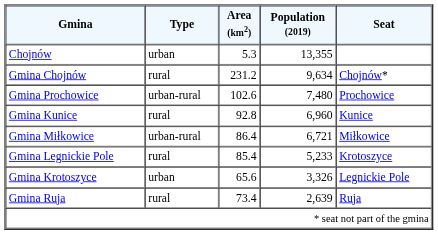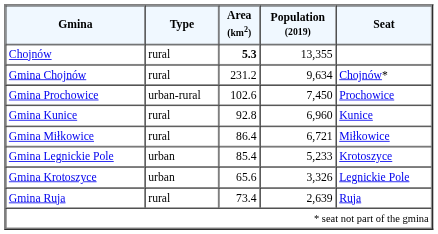(162, 54) urban -> (159, 54) rural
(249, 54) normal -> (249, 54) bold
(320, 95) 7,480 -> (320, 95) 7,450
(174, 136) urban-rural -> (159, 136) rural
(159, 156) rural -> (162, 156) urban
